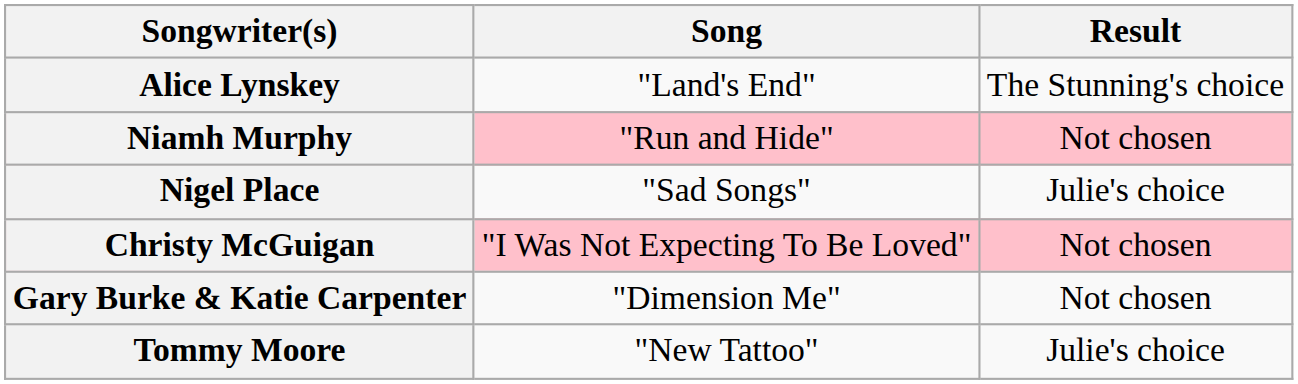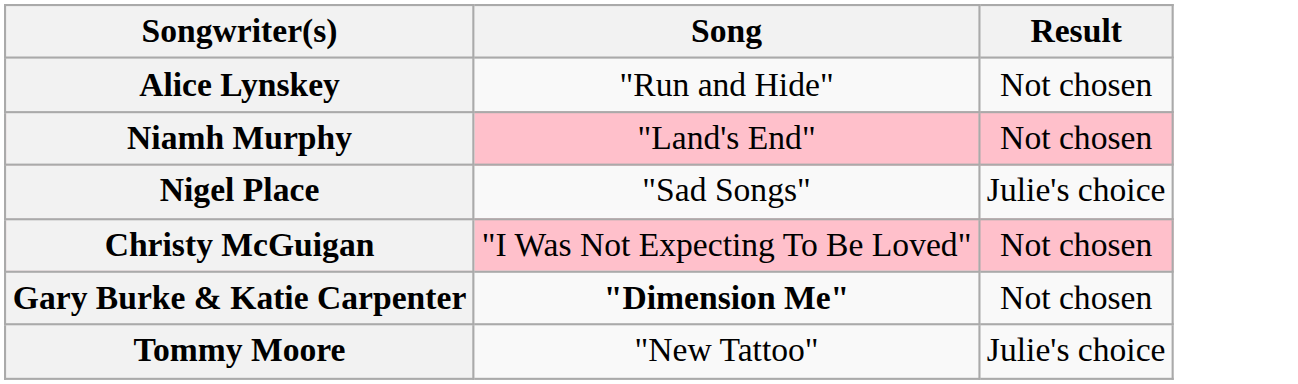(727, 84) "Land's End" -> (727, 84) "Run and Hide"
(1135, 84) The Stunning's choice -> (1076, 84) Not chosen
(727, 137) "Run and Hide" -> (727, 137) "Land's End"
(727, 297) normal -> (727, 297) bold
